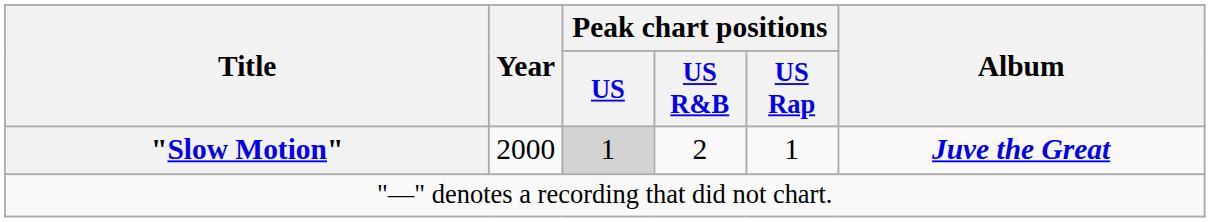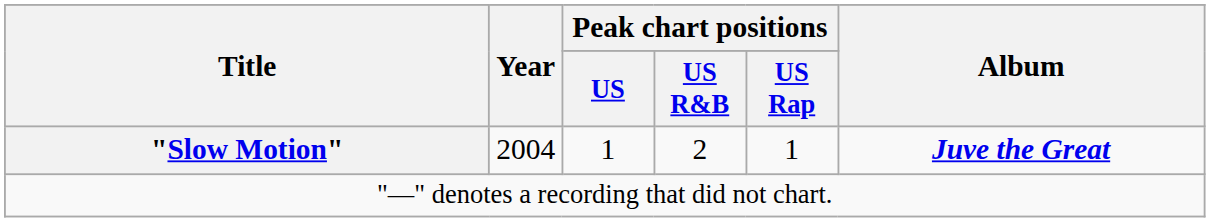(526, 149) 2000 -> (526, 149) 2004
(608, 149) lightgrey background -> (608, 149) no background
